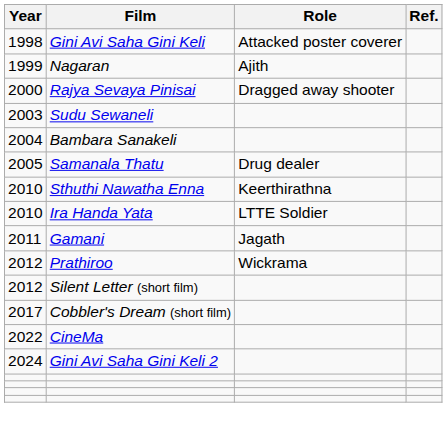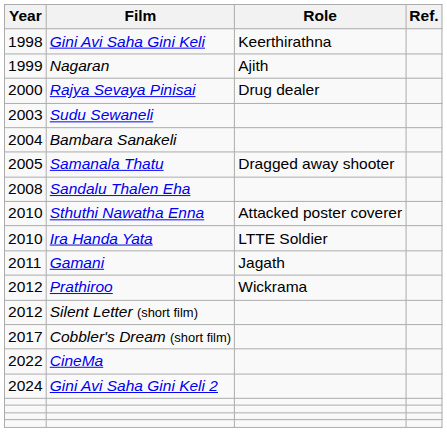(320, 41) Attacked poster coverer -> (285, 41) Keerthirathna
(316, 90) Dragged away shooter -> (279, 90) Drug dealer
(279, 164) Drug dealer -> (316, 164) Dragged away shooter
+ row: (25, 189)
(285, 189) Keerthirathna -> (320, 213) Attacked poster coverer
